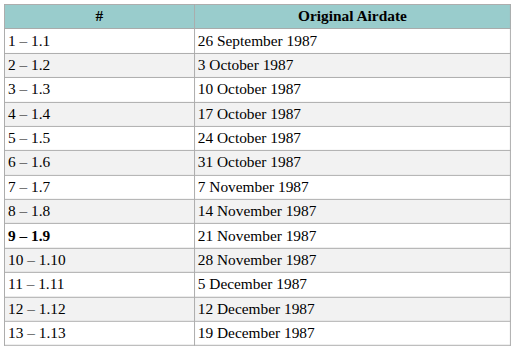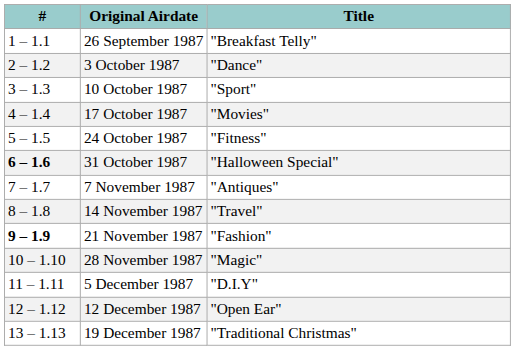+ column: (359, 16)
(29, 162) normal -> (29, 162) bold
